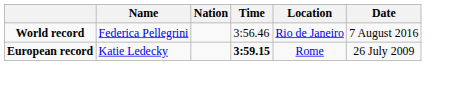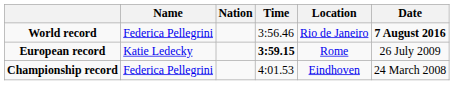(384, 32) normal -> (410, 32) bold
+ row: (62, 70)
